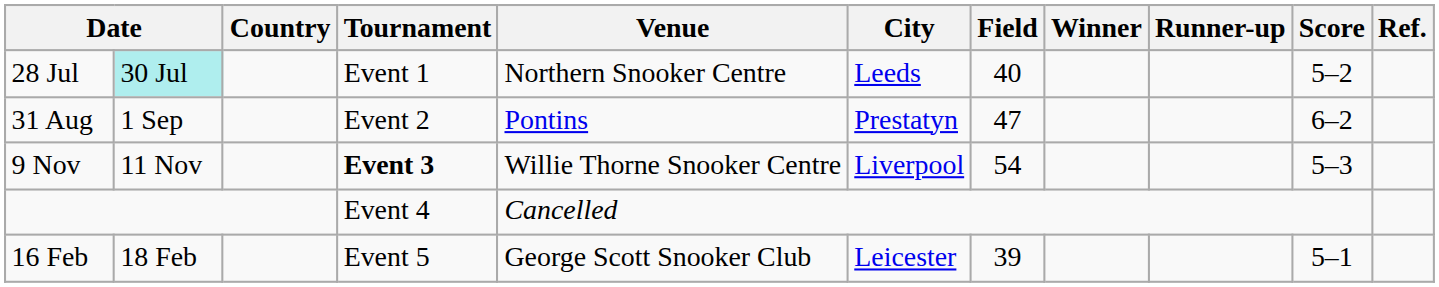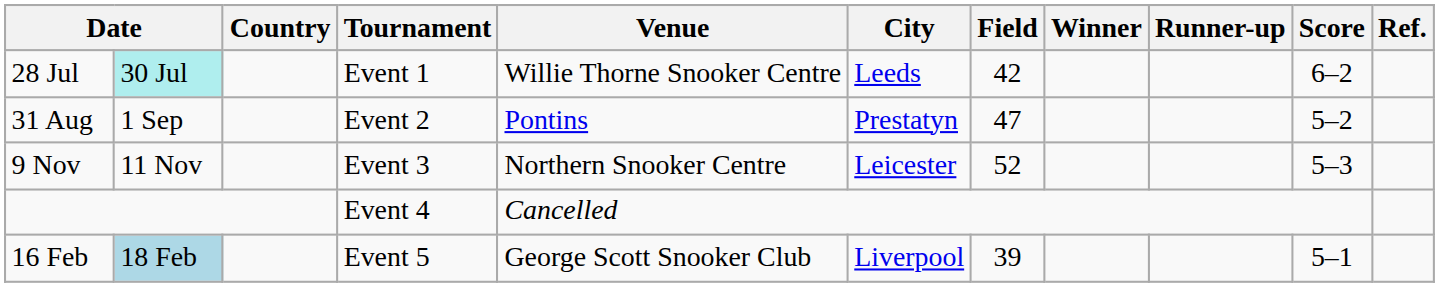(645, 73) Northern Snooker Centre -> (673, 73) Willie Thorne Snooker Centre
(1008, 73) 40 -> (1008, 73) 42
(1332, 73) 5–2 -> (1332, 73) 6–2
(1332, 119) 6–2 -> (1332, 119) 5–2
(389, 165) bold -> (387, 165) normal
(673, 165) Willie Thorne Snooker Centre -> (645, 165) Northern Snooker Centre
(909, 165) Liverpool -> (905, 165) Leicester
(1008, 165) 54 -> (1008, 165) 52
(159, 257) no background -> (159, 257) lightblue background
(905, 257) Leicester -> (909, 257) Liverpool
